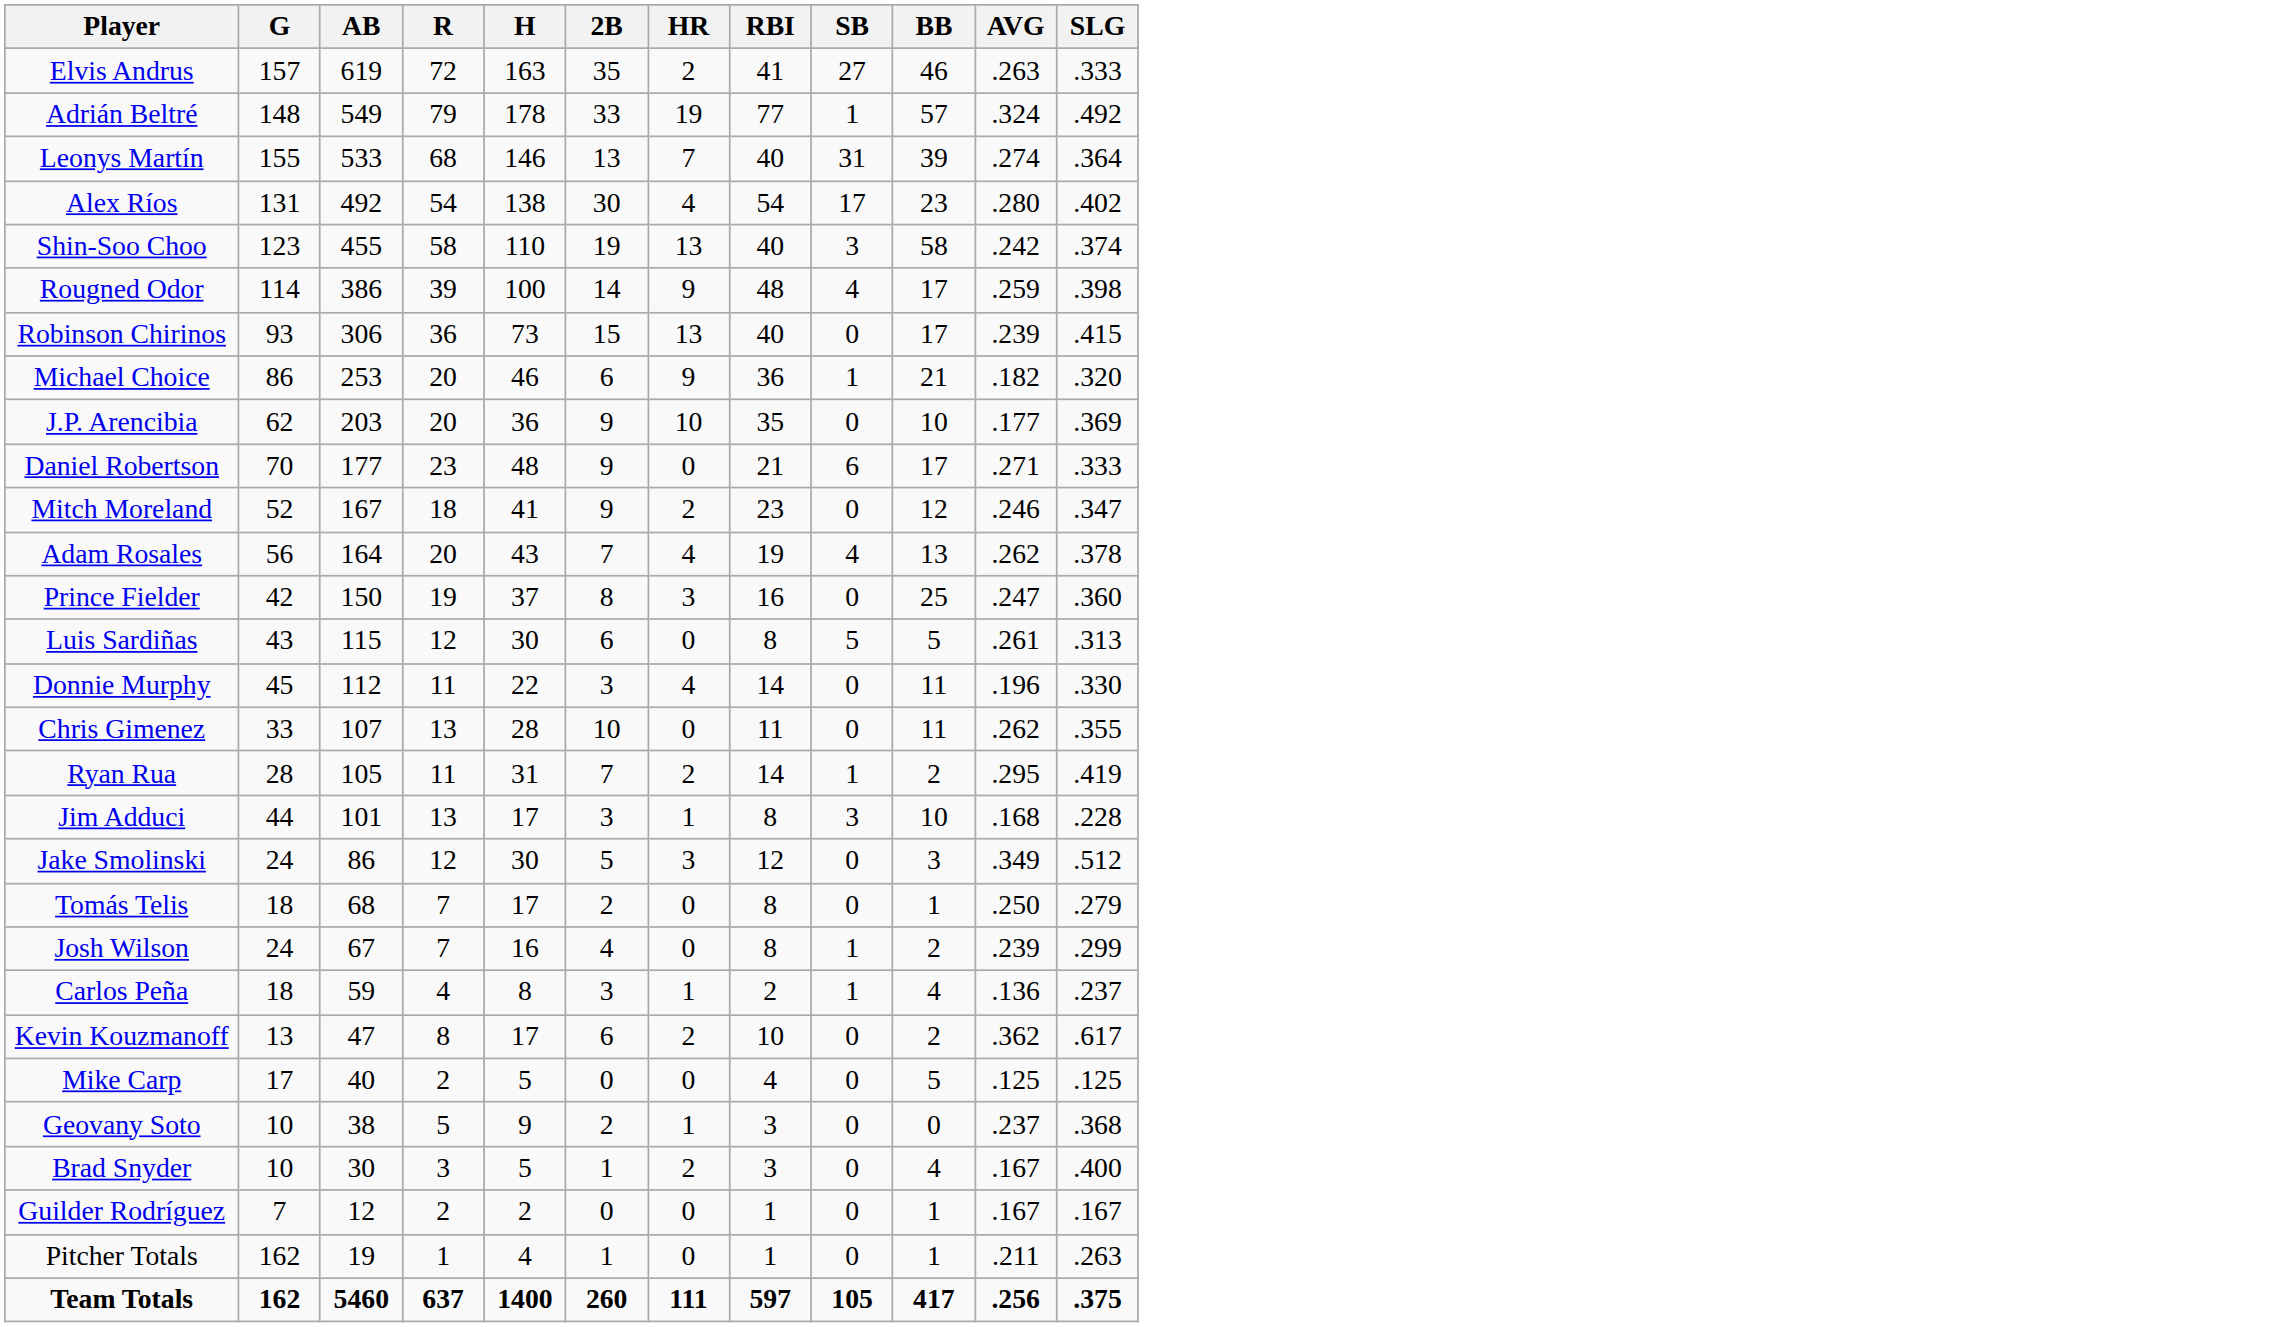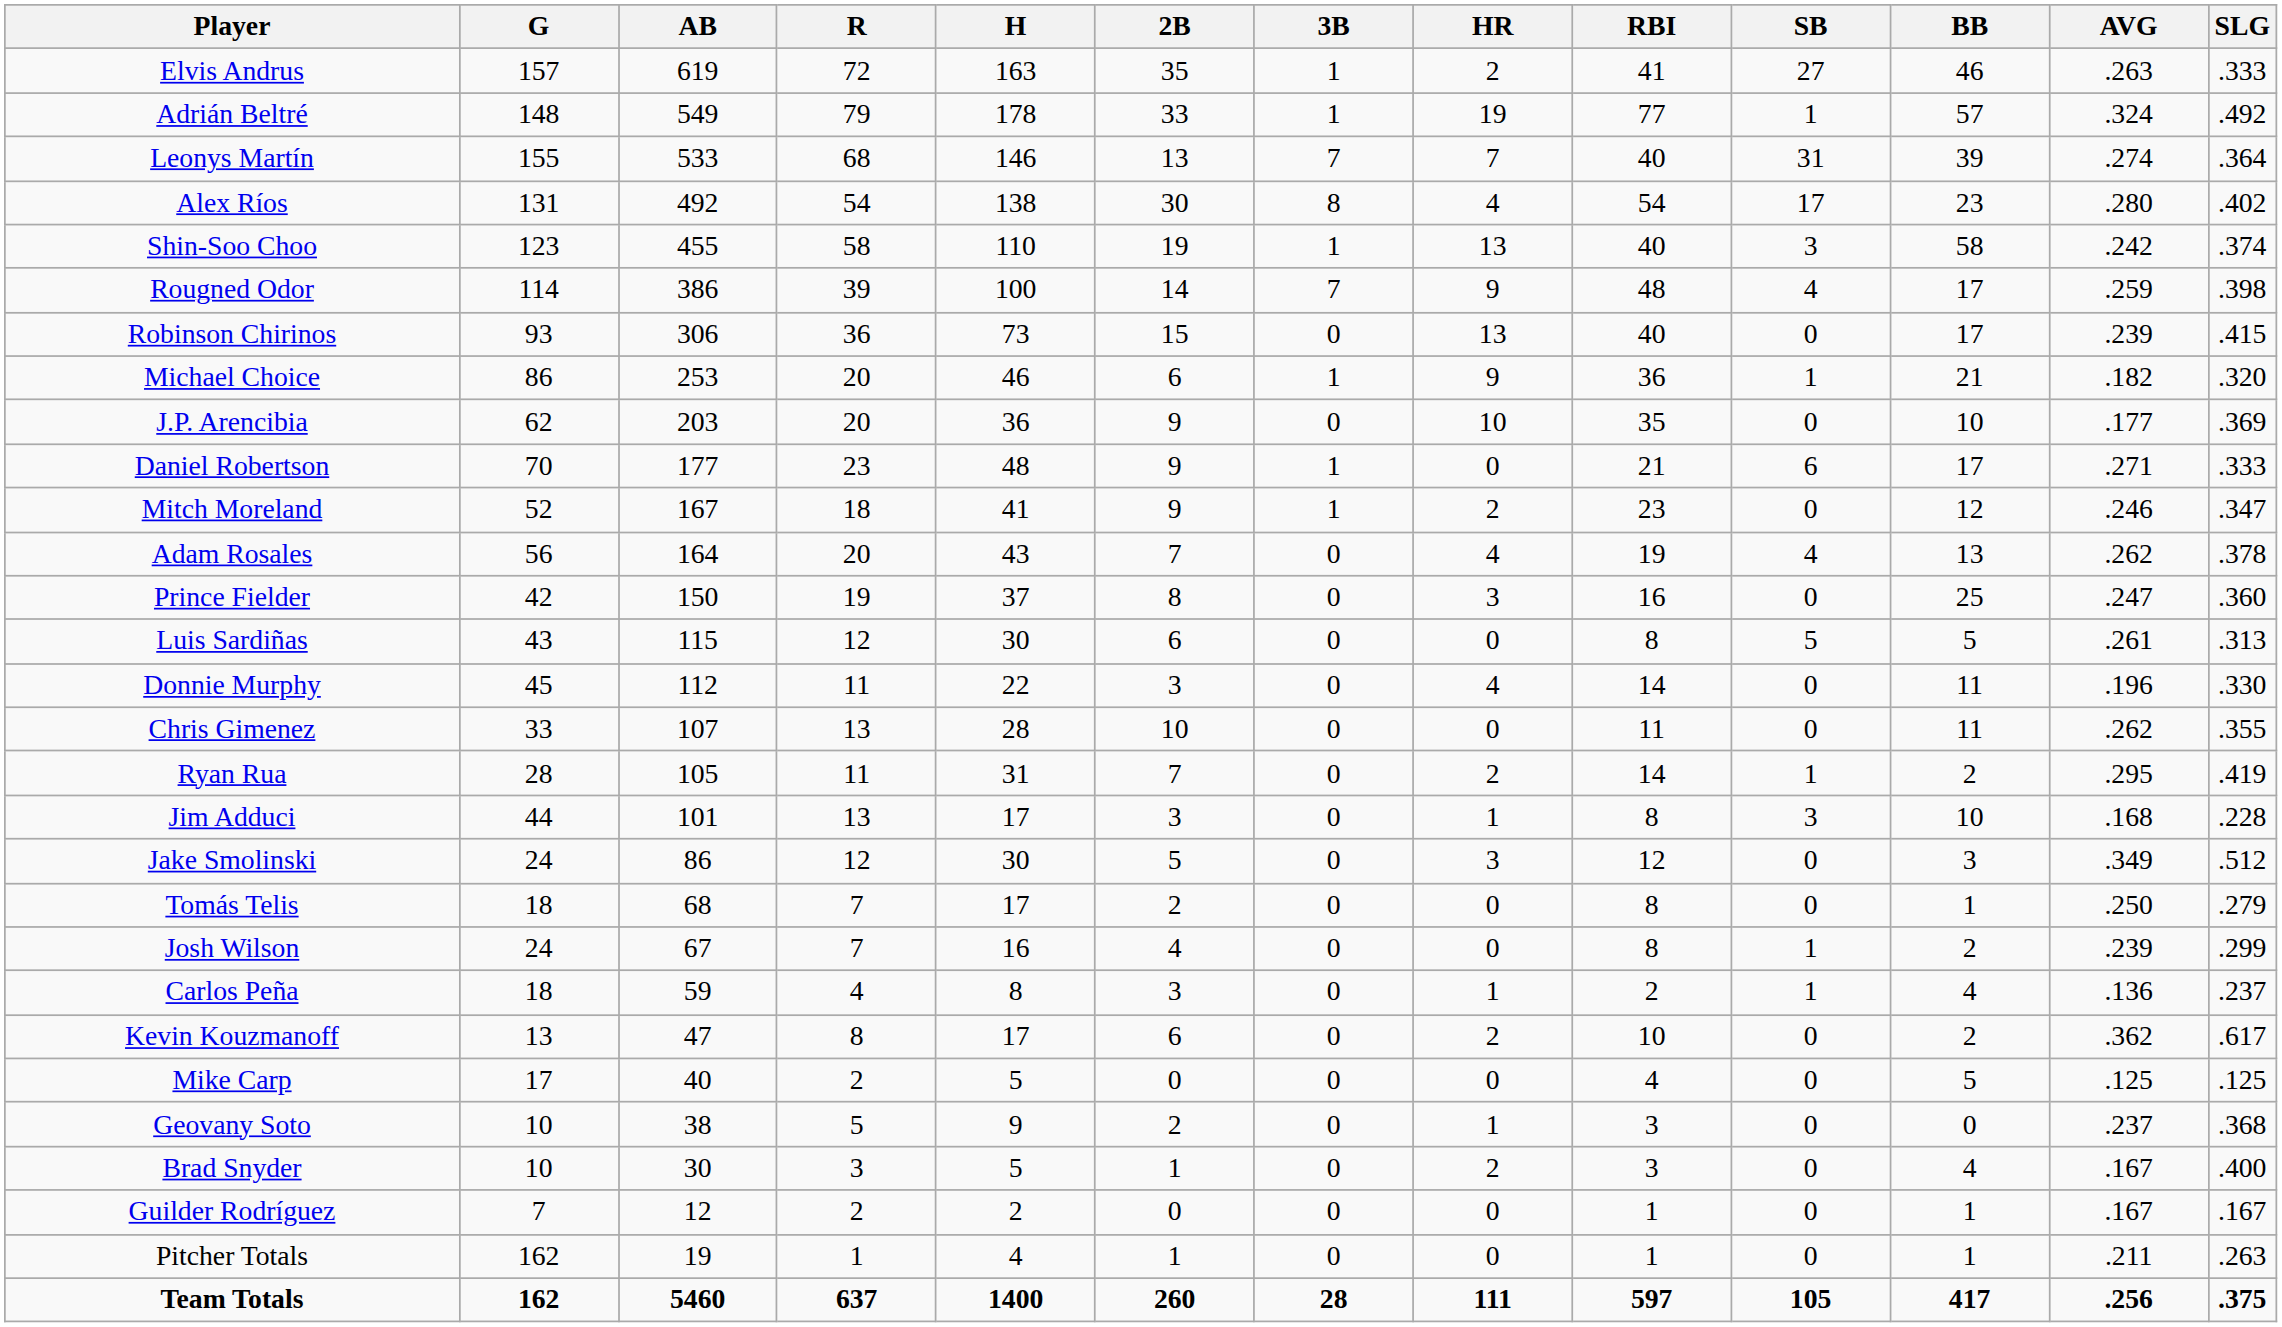+ column: (1334, 26)
